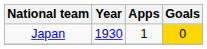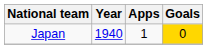(109, 34) 1930 -> (109, 34) 1940
